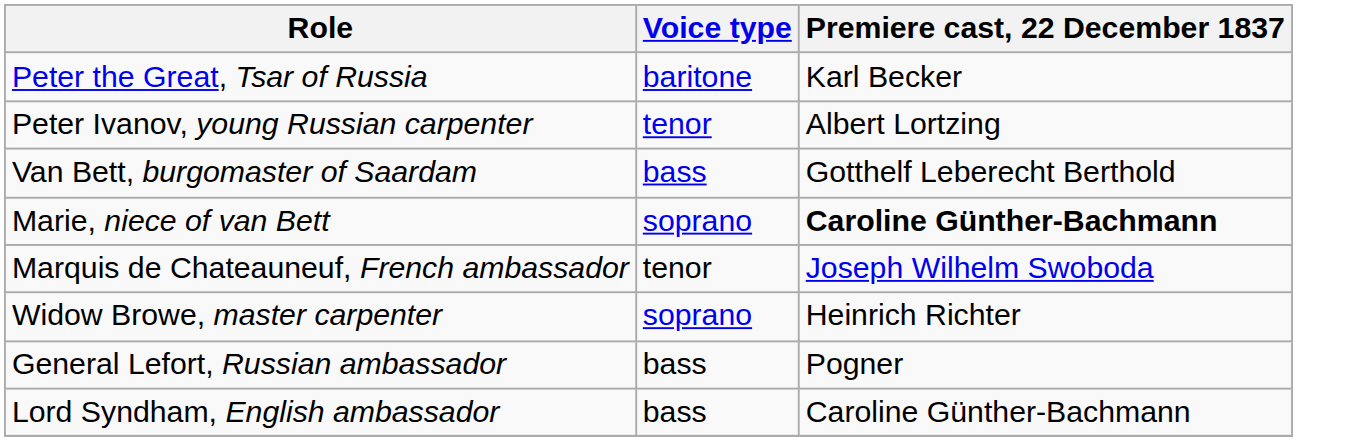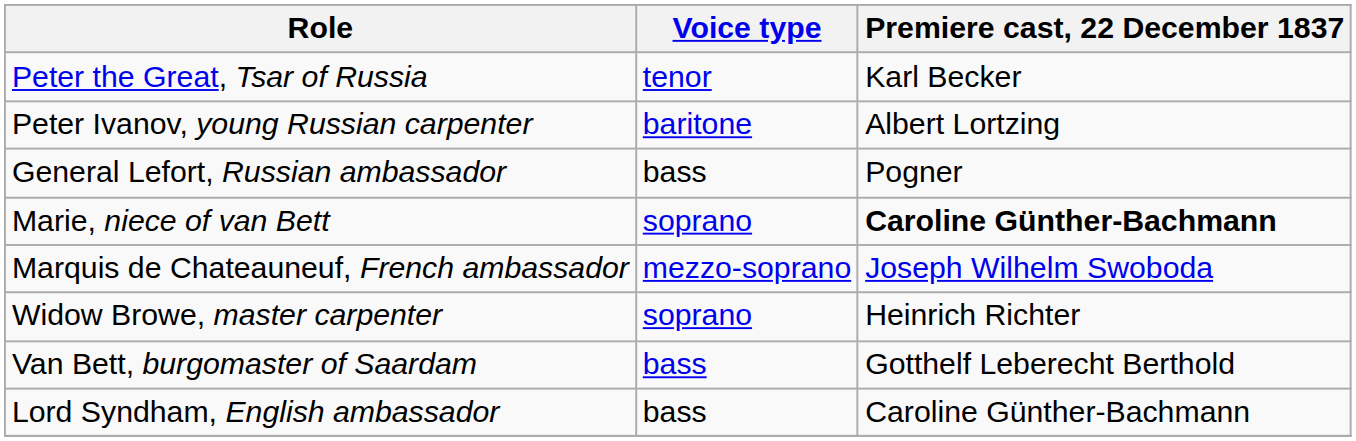(697, 76) baritone -> (677, 76) tenor
(677, 124) tenor -> (697, 124) baritone
rows swapped: (244, 172) <-> (259, 364)
(677, 268) tenor -> (747, 268) mezzo-soprano
